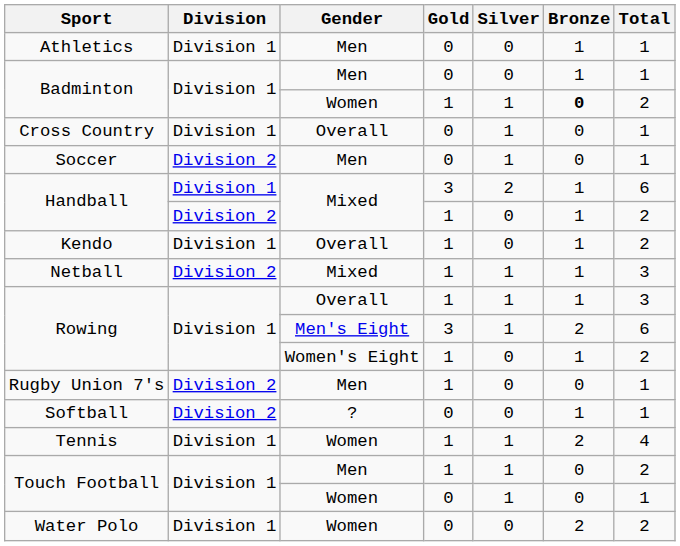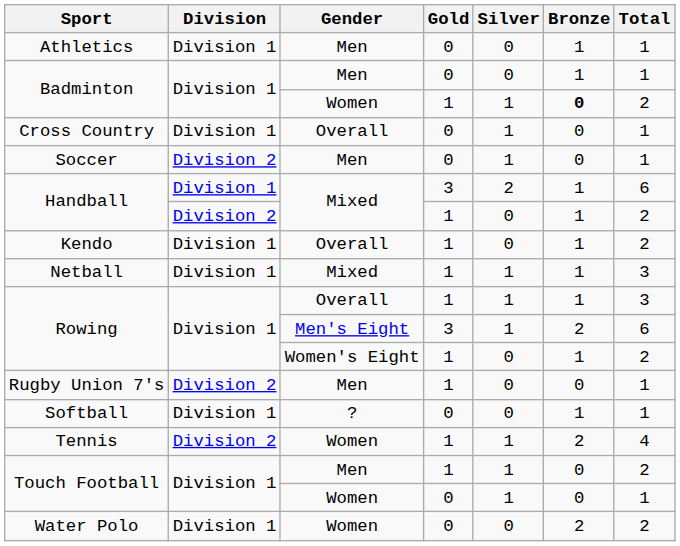(225, 272) Division 2 -> (225, 272) Division 1
(225, 413) Division 2 -> (225, 413) Division 1
(225, 441) Division 1 -> (225, 441) Division 2
